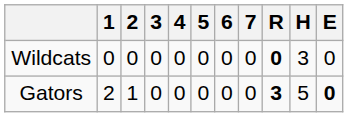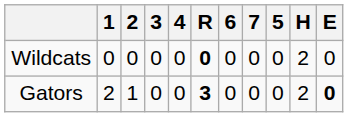columns swapped: (203, 22) <-> (276, 22)
(303, 58) 3 -> (303, 58) 2
(303, 93) 5 -> (303, 93) 2
